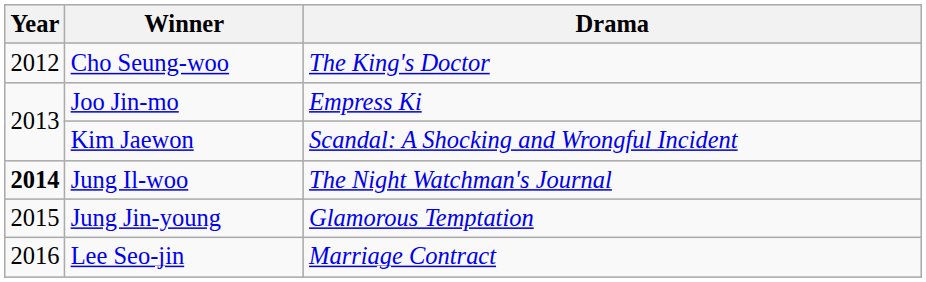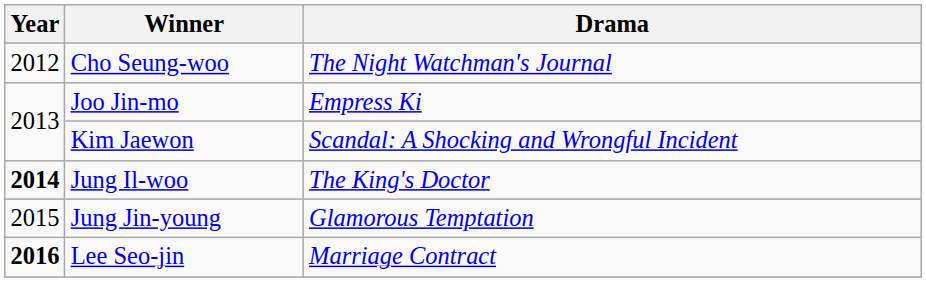(399, 62) The King's Doctor -> (460, 62) The Night Watchman's Journal
(460, 179) The Night Watchman's Journal -> (399, 179) The King's Doctor
(35, 256) normal -> (35, 256) bold
